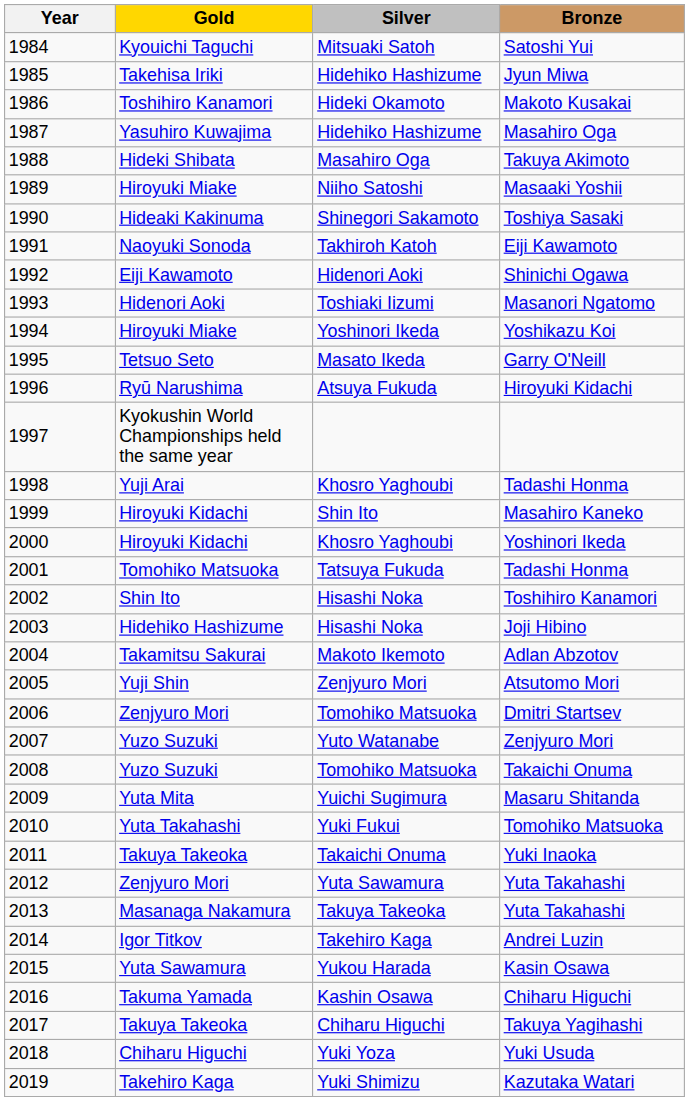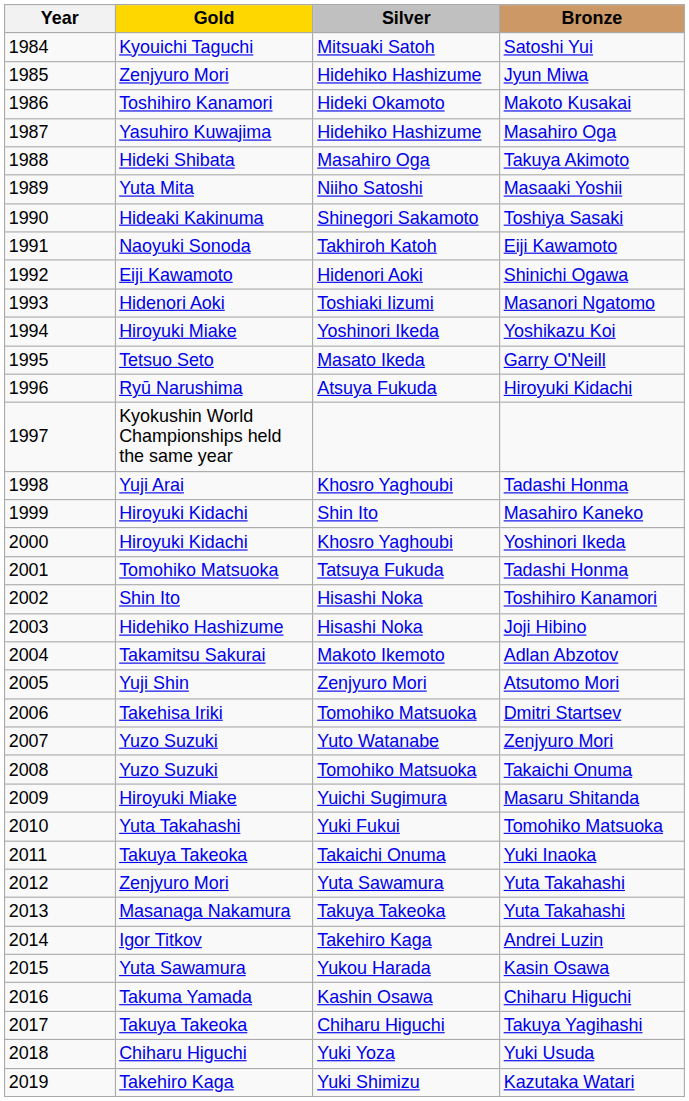(171, 75) Takehisa Iriki -> (174, 75) Zenjyuro Mori
(178, 189) Hiroyuki Miake -> (157, 189) Yuta Mita
(174, 712) Zenjyuro Mori -> (171, 712) Takehisa Iriki
(157, 797) Yuta Mita -> (178, 797) Hiroyuki Miake
